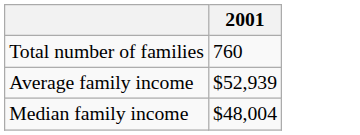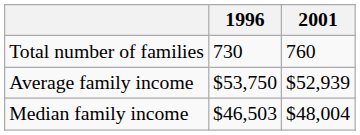+ column: (245, 20)
